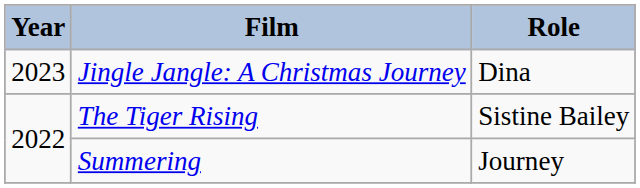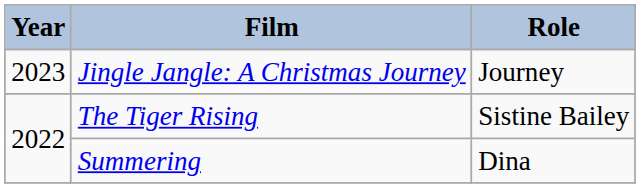(505, 71) Dina -> (521, 71) Journey
(521, 160) Journey -> (505, 160) Dina
